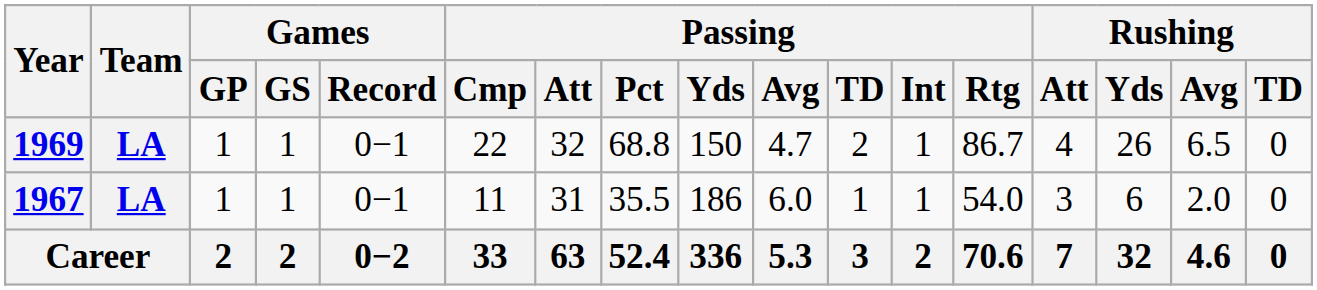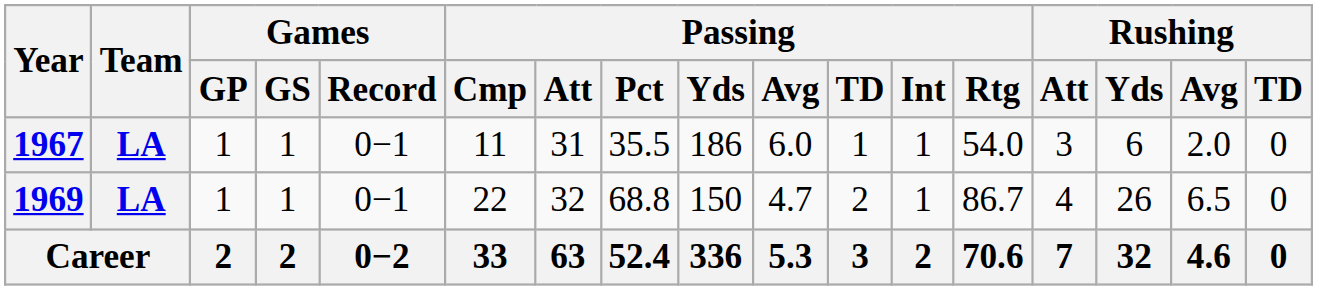rows swapped: (48, 199) <-> (48, 144)
